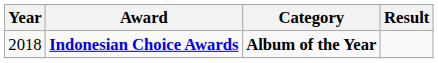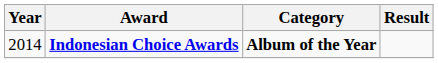(25, 44) 2018 -> (25, 44) 2014
